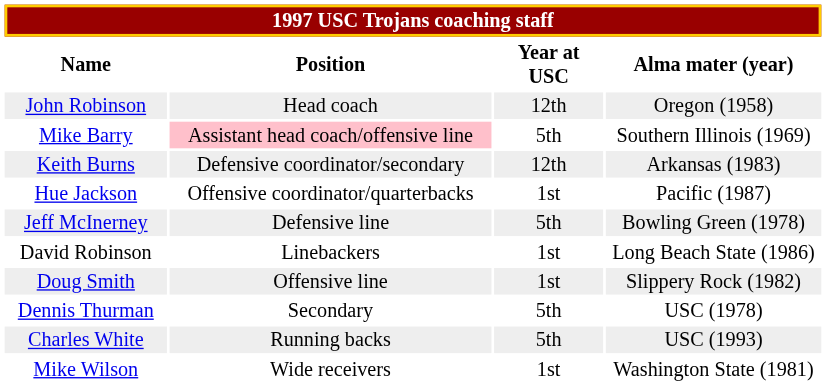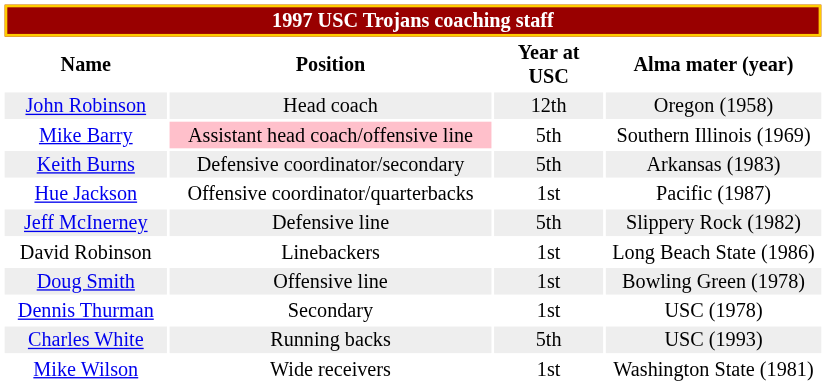(549, 164) 12th -> (549, 164) 5th
(714, 222) Bowling Green (1978) -> (714, 222) Slippery Rock (1982)
(714, 281) Slippery Rock (1982) -> (714, 281) Bowling Green (1978)
(549, 310) 5th -> (549, 310) 1st
